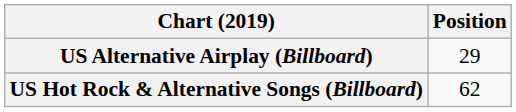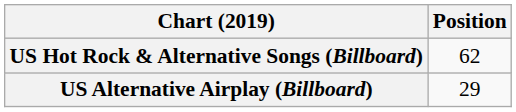rows swapped: (216, 55) <-> (216, 89)
